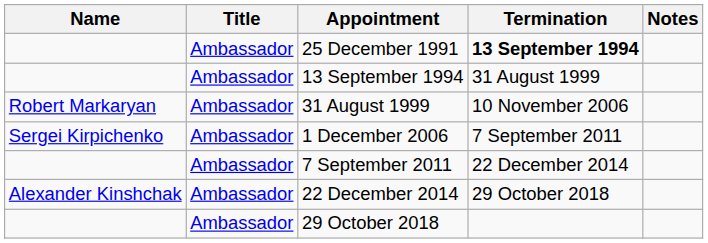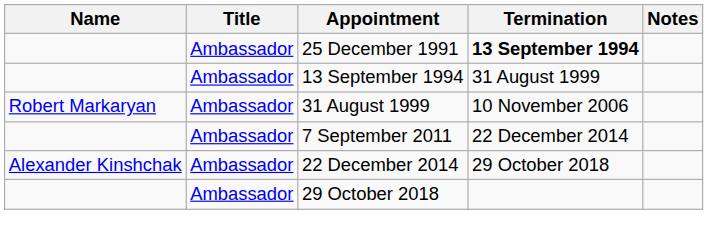- row: (375, 135)
